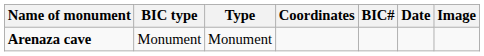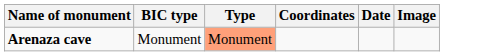- column: (378, 16)
(240, 39) no background -> (240, 39) lightsalmon background
